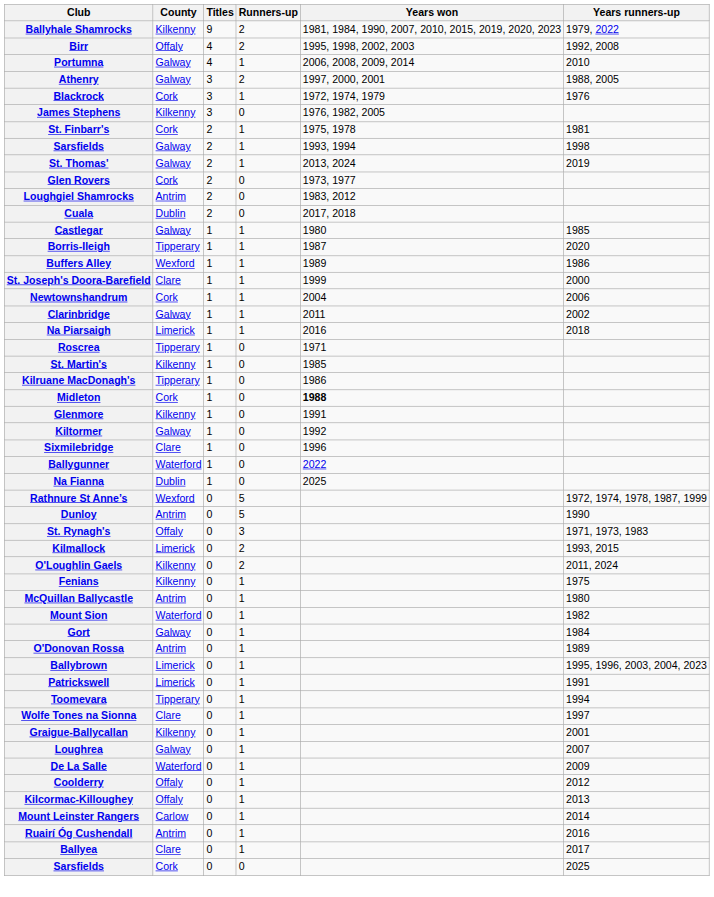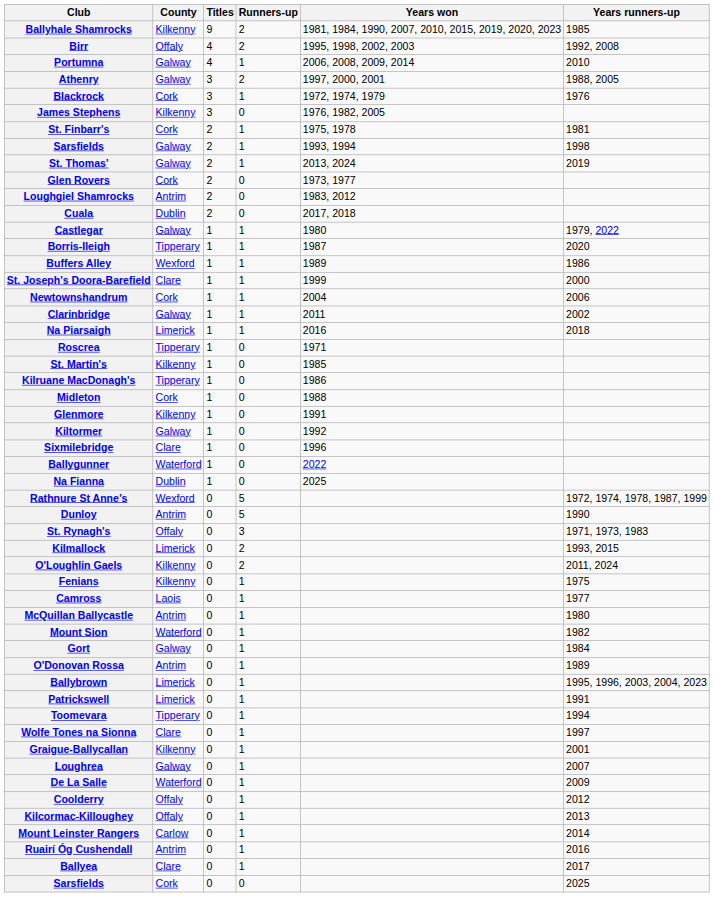(592, 29) 1979, 2022 -> (578, 29) 1985
(578, 230) 1985 -> (592, 230) 1979, 2022
(315, 398) bold -> (315, 398) normal
+ row: (79, 599)
